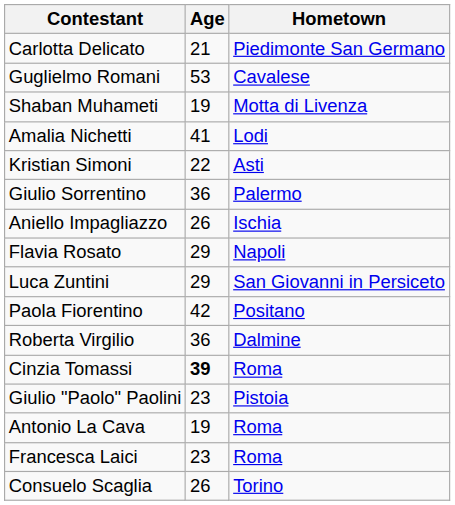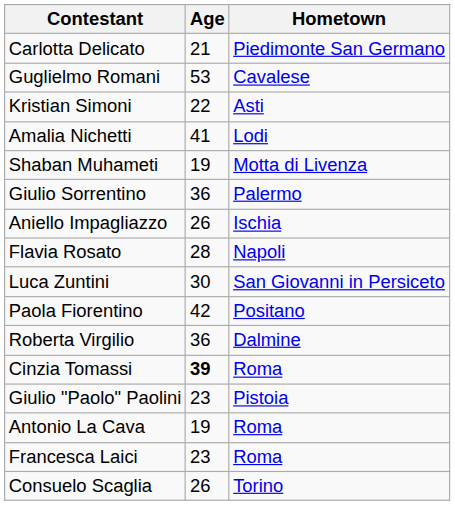rows swapped: (70, 164) <-> (83, 106)
(200, 252) 29 -> (200, 252) 28
(200, 281) 29 -> (200, 281) 30
